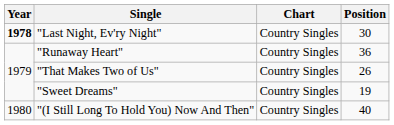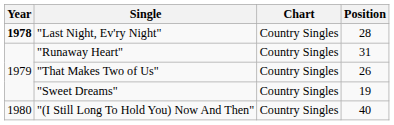(365, 33) 30 -> (365, 33) 28
(365, 52) 36 -> (365, 52) 31
